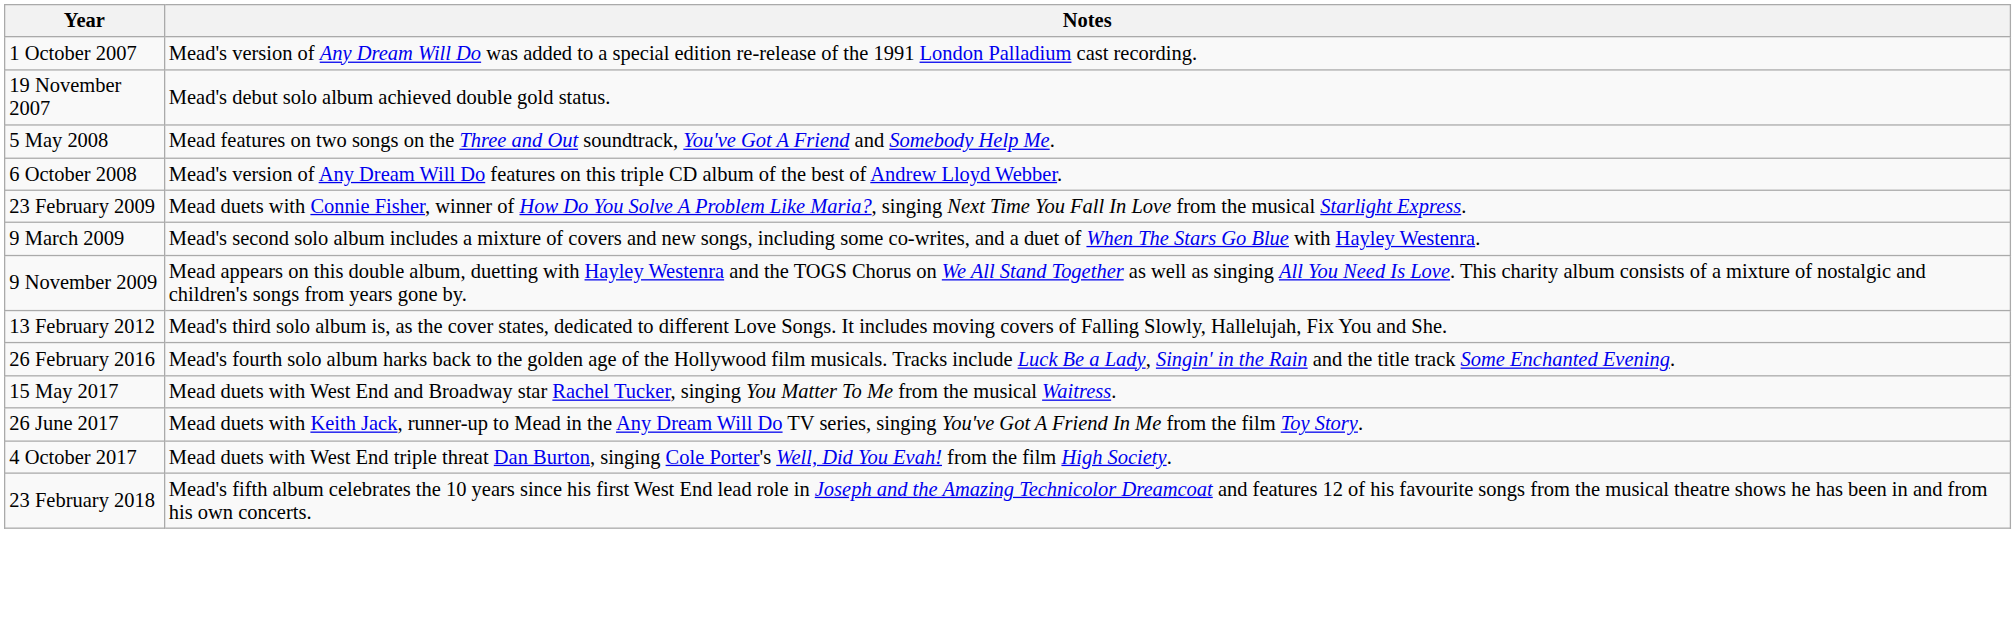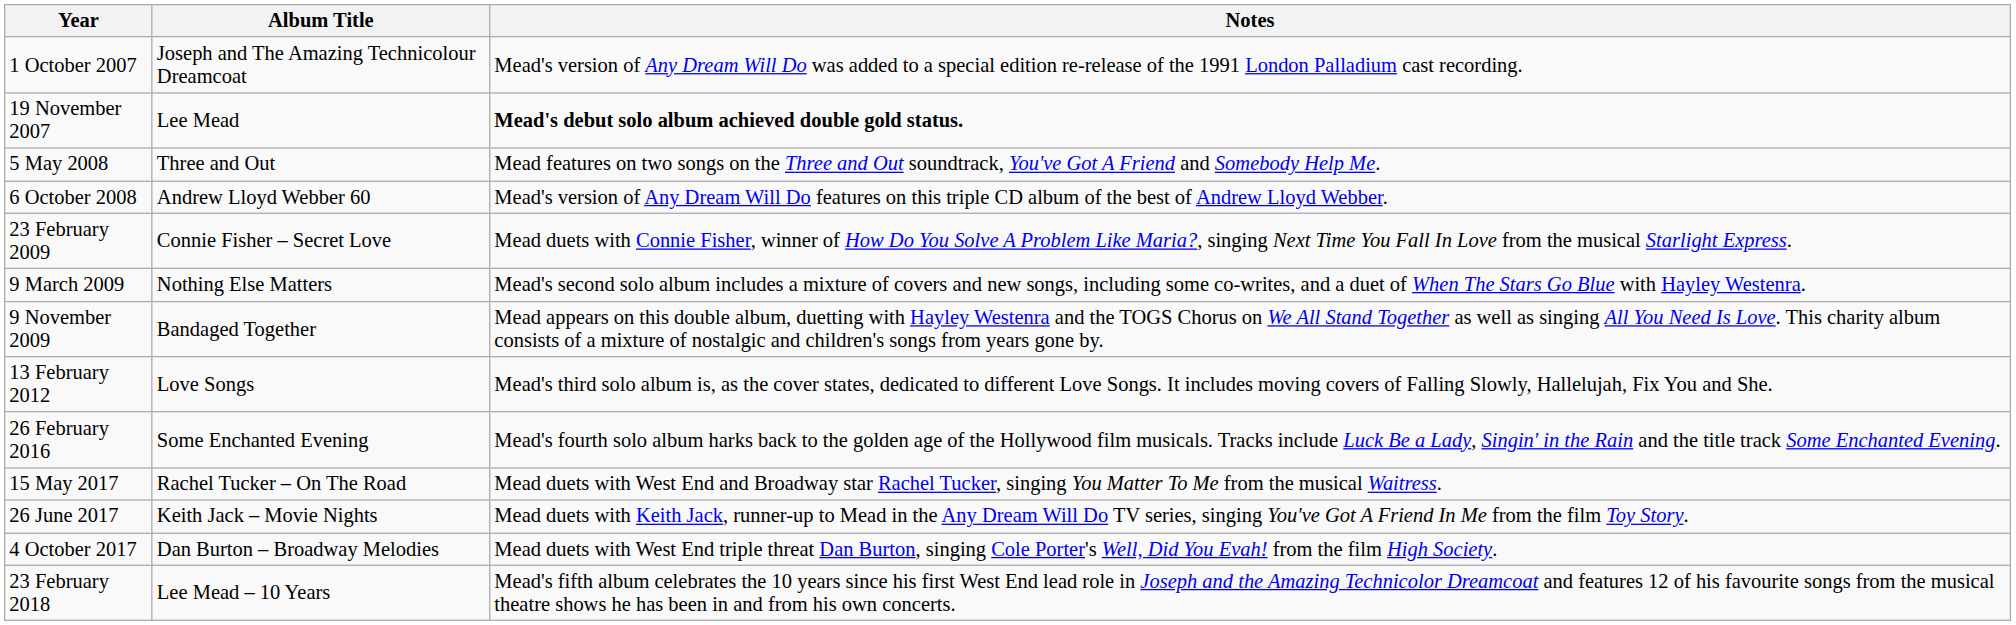+ column: (321, 20)
(390, 97) normal -> (729, 120) bold
